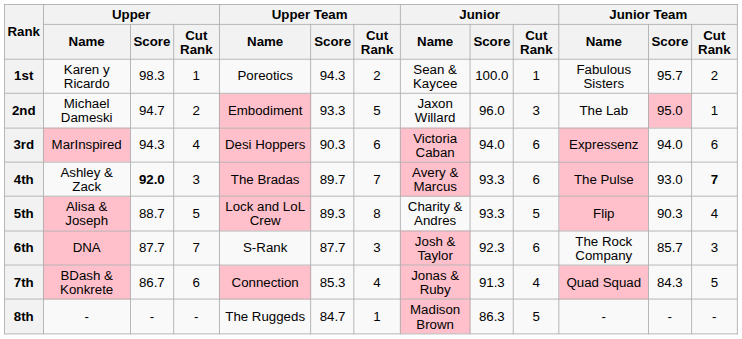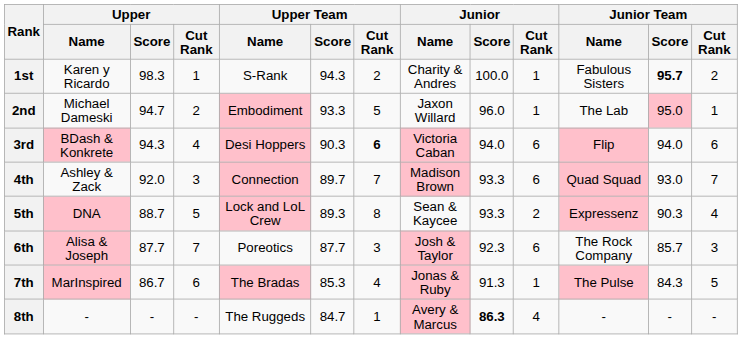(265, 76) Poreotics -> (265, 76) S-Rank
(435, 76) Sean & Kaycee -> (435, 76) Charity & Andres
(670, 76) normal -> (670, 76) bold
(536, 110) 3 -> (536, 110) 1
(87, 145) MarInspired -> (87, 145) BDash & Konkrete
(377, 145) normal -> (377, 145) bold
(604, 145) Expressenz -> (604, 145) Flip
(152, 179) bold -> (152, 179) normal
(265, 179) The Bradas -> (265, 179) Connection
(435, 179) Avery & Marcus -> (435, 179) Madison Brown
(604, 179) The Pulse -> (604, 179) Quad Squad
(714, 179) bold -> (714, 179) normal
(87, 214) Alisa & Joseph -> (87, 214) DNA
(435, 214) Charity & Andres -> (435, 214) Sean & Kaycee
(536, 214) 5 -> (536, 214) 2
(604, 214) Flip -> (604, 214) Expressenz
(87, 248) DNA -> (87, 248) Alisa & Joseph
(265, 248) S-Rank -> (265, 248) Poreotics
(87, 282) BDash & Konkrete -> (87, 282) MarInspired
(265, 282) Connection -> (265, 282) The Bradas
(536, 282) 4 -> (536, 282) 1
(604, 282) Quad Squad -> (604, 282) The Pulse
(435, 317) Madison Brown -> (435, 317) Avery & Marcus
(492, 317) normal -> (492, 317) bold
(536, 317) 5 -> (536, 317) 4
